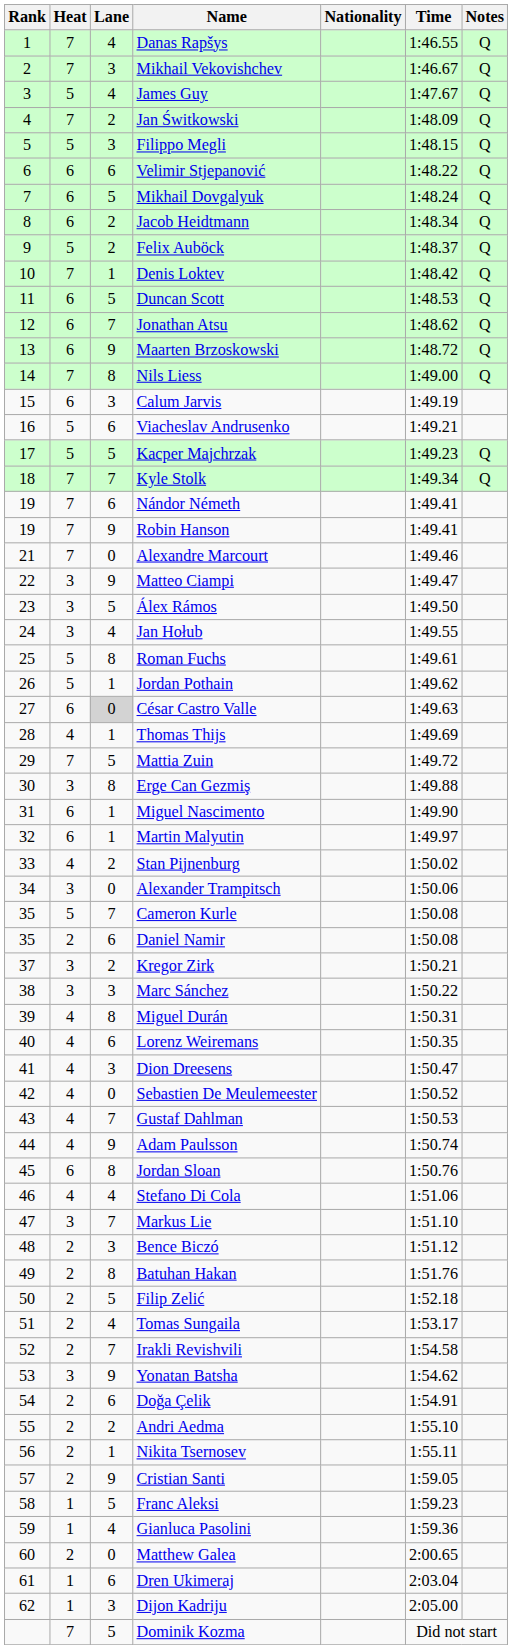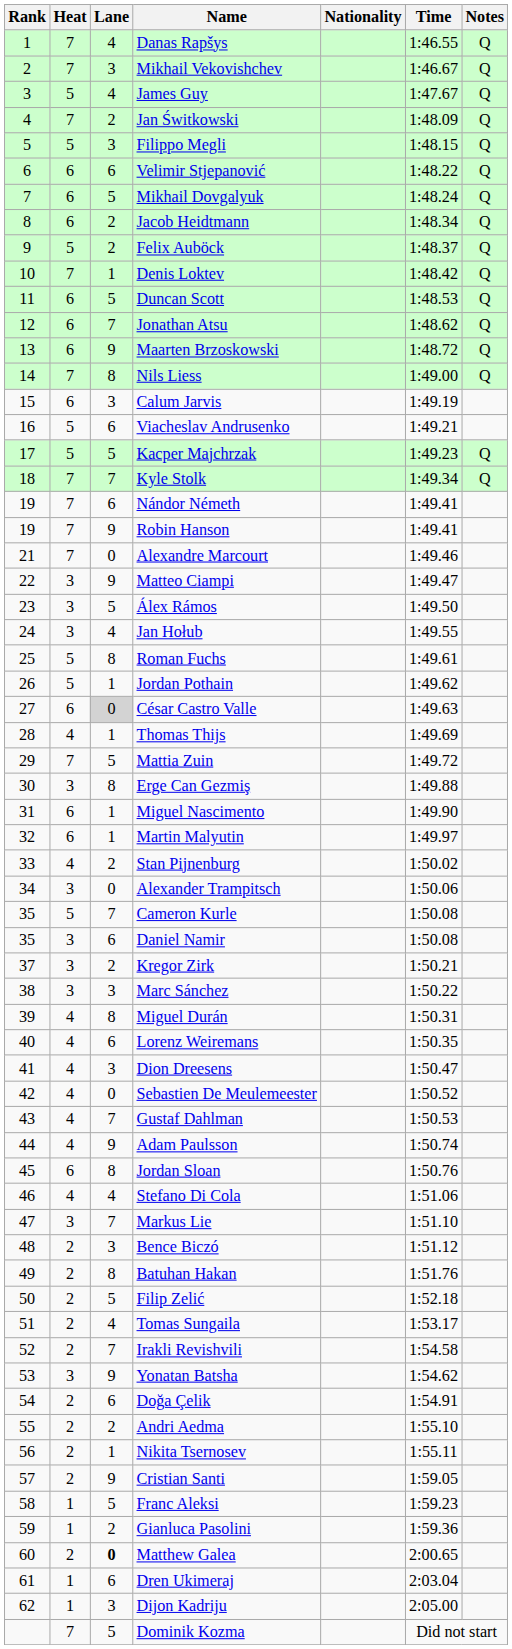(70, 939) 2 -> (70, 939) 3
(112, 1529) 4 -> (112, 1529) 2
(112, 1555) normal -> (112, 1555) bold
